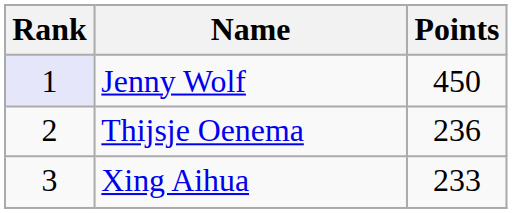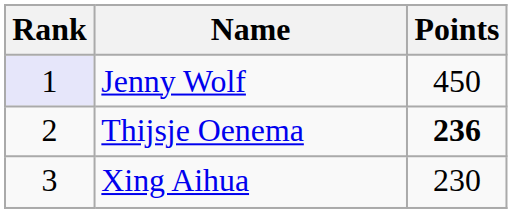(457, 130) normal -> (457, 130) bold
(457, 181) 233 -> (457, 181) 230
